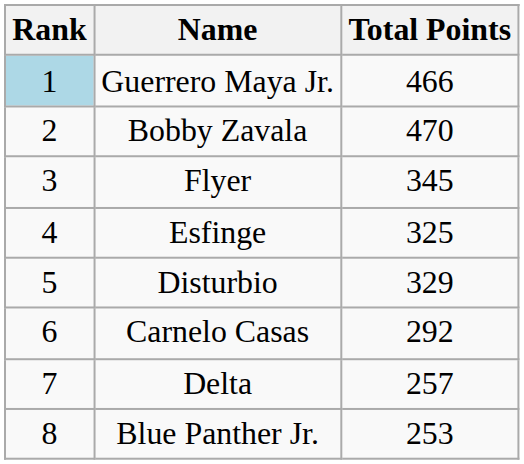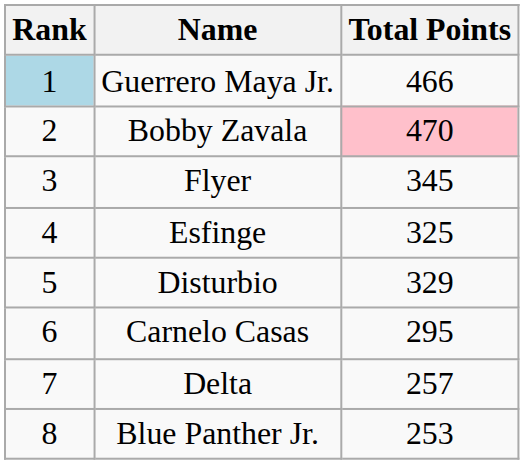(430, 130) no background -> (430, 130) pink background
(430, 332) 292 -> (430, 332) 295
